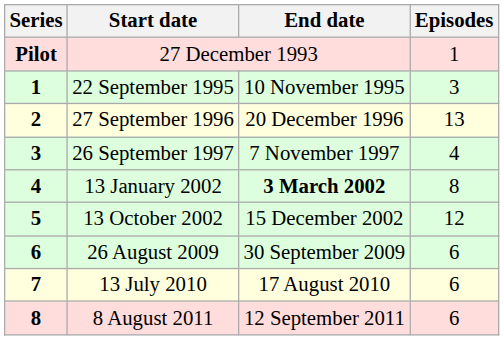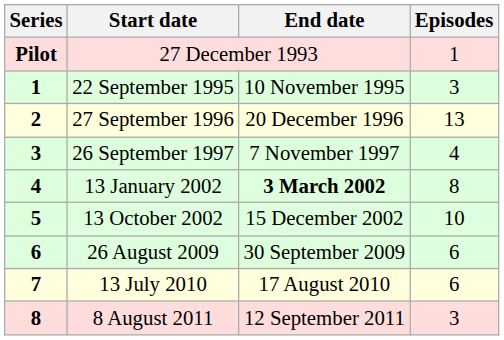(454, 218) 12 -> (454, 218) 10
(454, 317) 6 -> (454, 317) 3
